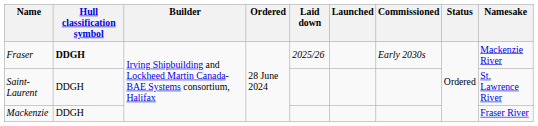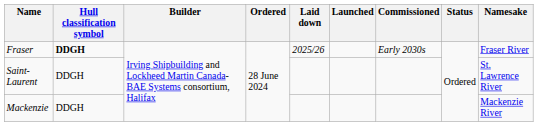(502, 55) Mackenzie River -> (505, 49) Fraser River
(505, 113) Fraser River -> (502, 108) Mackenzie River
